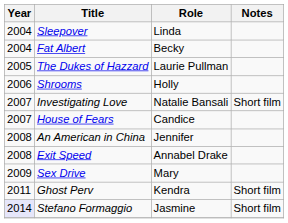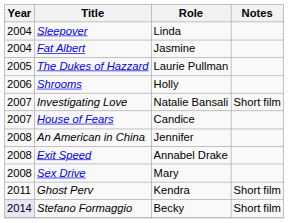(169, 48) Becky -> (174, 48) Jasmine
(19, 173) 2009 -> (19, 173) 2008
(174, 208) Jasmine -> (169, 208) Becky
